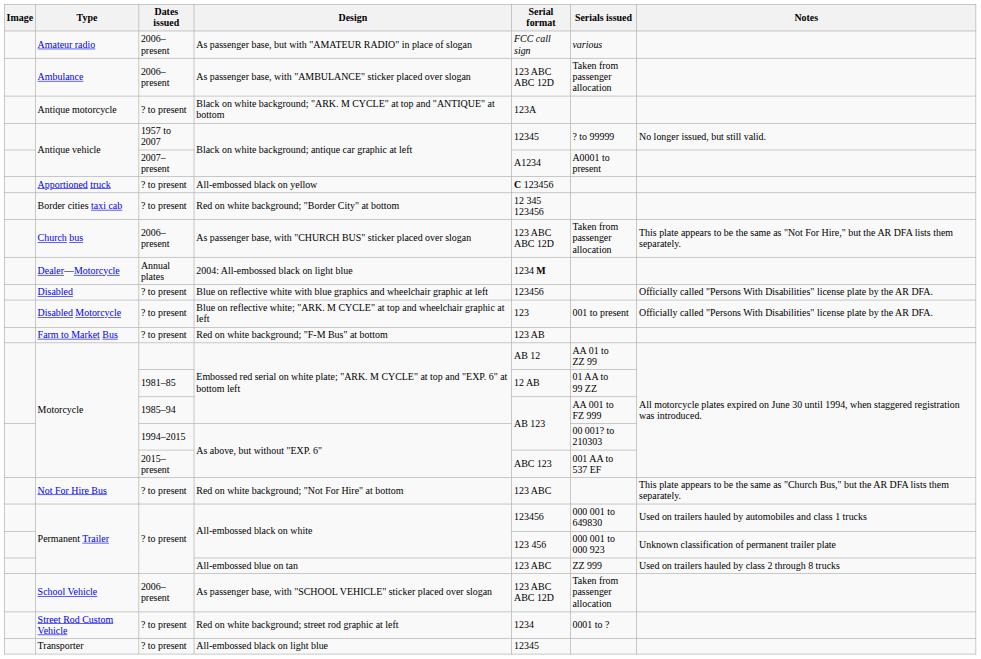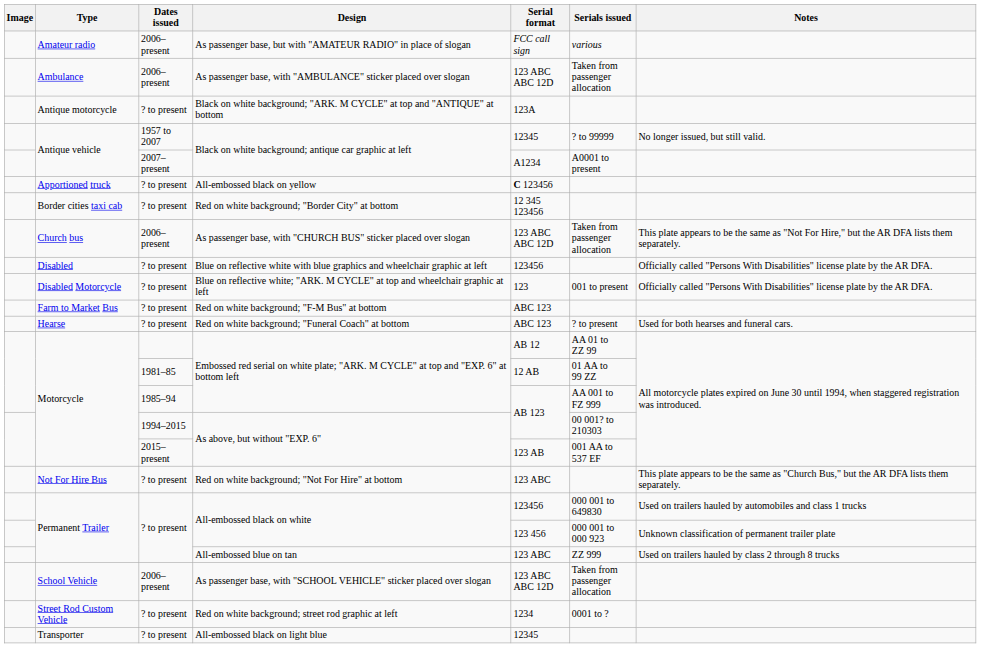- row: (155, 271)
(529, 335) 123 AB -> (532, 308) ABC 123
+ row: (164, 323)
(533, 463) ABC 123 -> (529, 452) 123 AB
